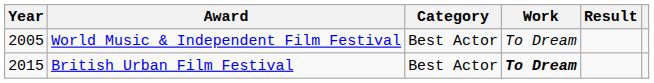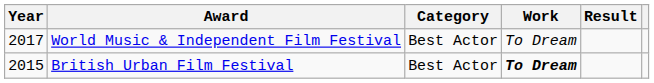(26, 41) 2005 -> (26, 41) 2017
